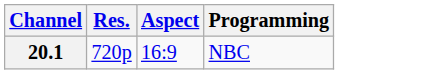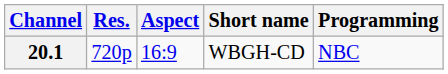+ column: (259, 20)
